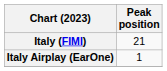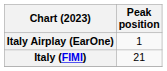rows swapped: (60, 41) <-> (60, 58)
